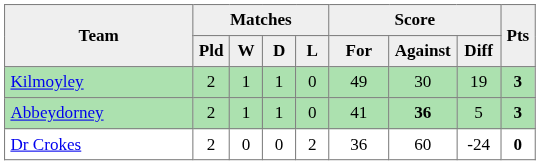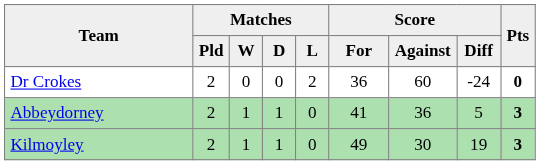rows swapped: (47, 82) <-> (46, 144)
(423, 113) bold -> (423, 113) normal
